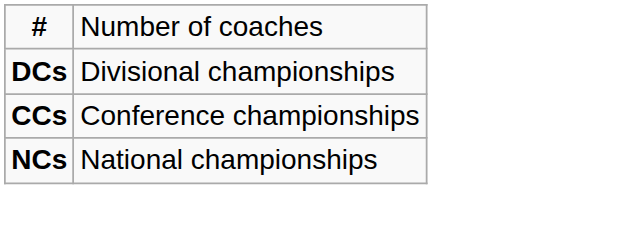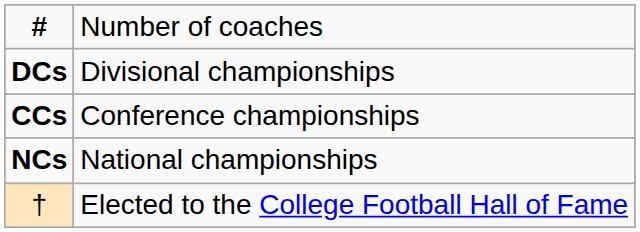+ row: (39, 204)
